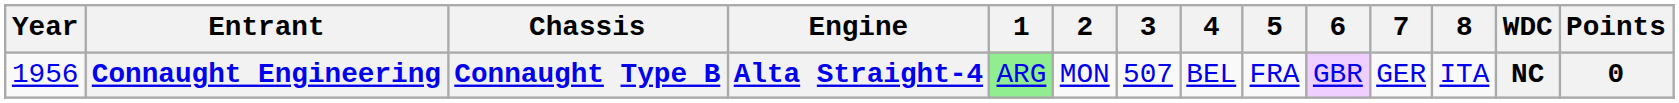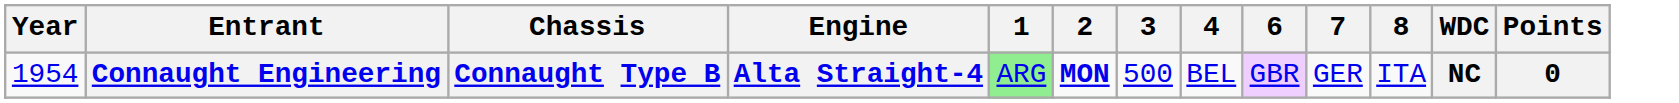- column: (1275, 28)
(45, 75) 1956 -> (45, 75) 1954
(1085, 75) normal -> (1085, 75) bold
(1148, 75) 507 -> (1148, 75) 500
